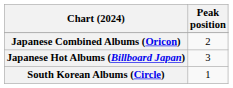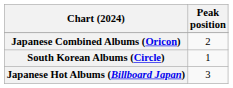rows swapped: (96, 58) <-> (96, 74)
